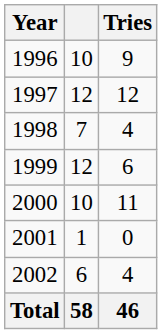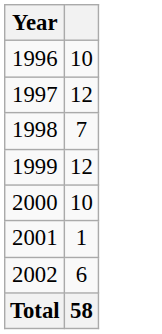- column: (128, 22)
